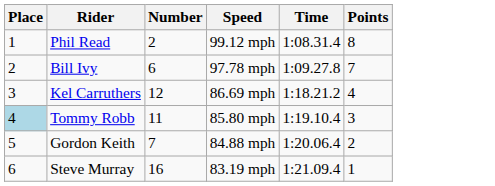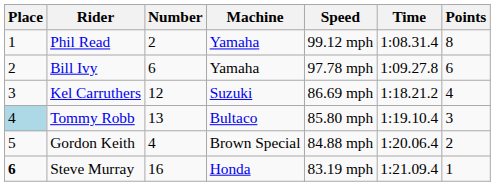+ column: (255, 17)
(351, 67) 7 -> (449, 67) 6
(155, 118) 11 -> (156, 118) 13
(152, 143) 7 -> (152, 143) 4
(12, 169) normal -> (12, 169) bold
